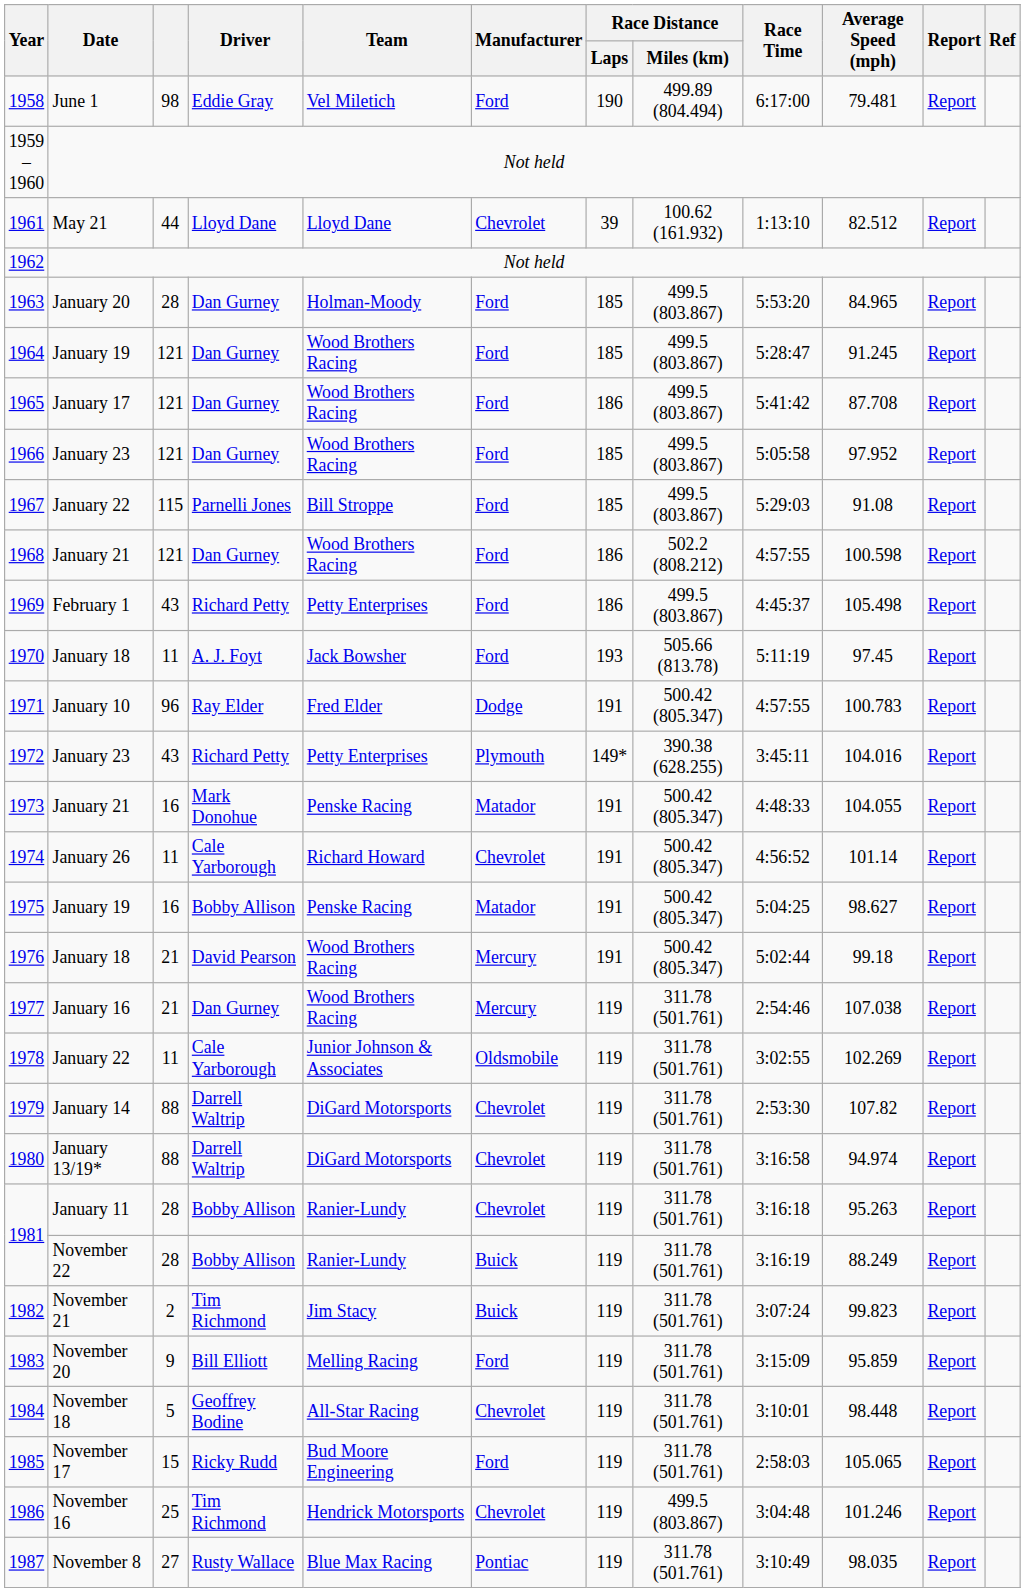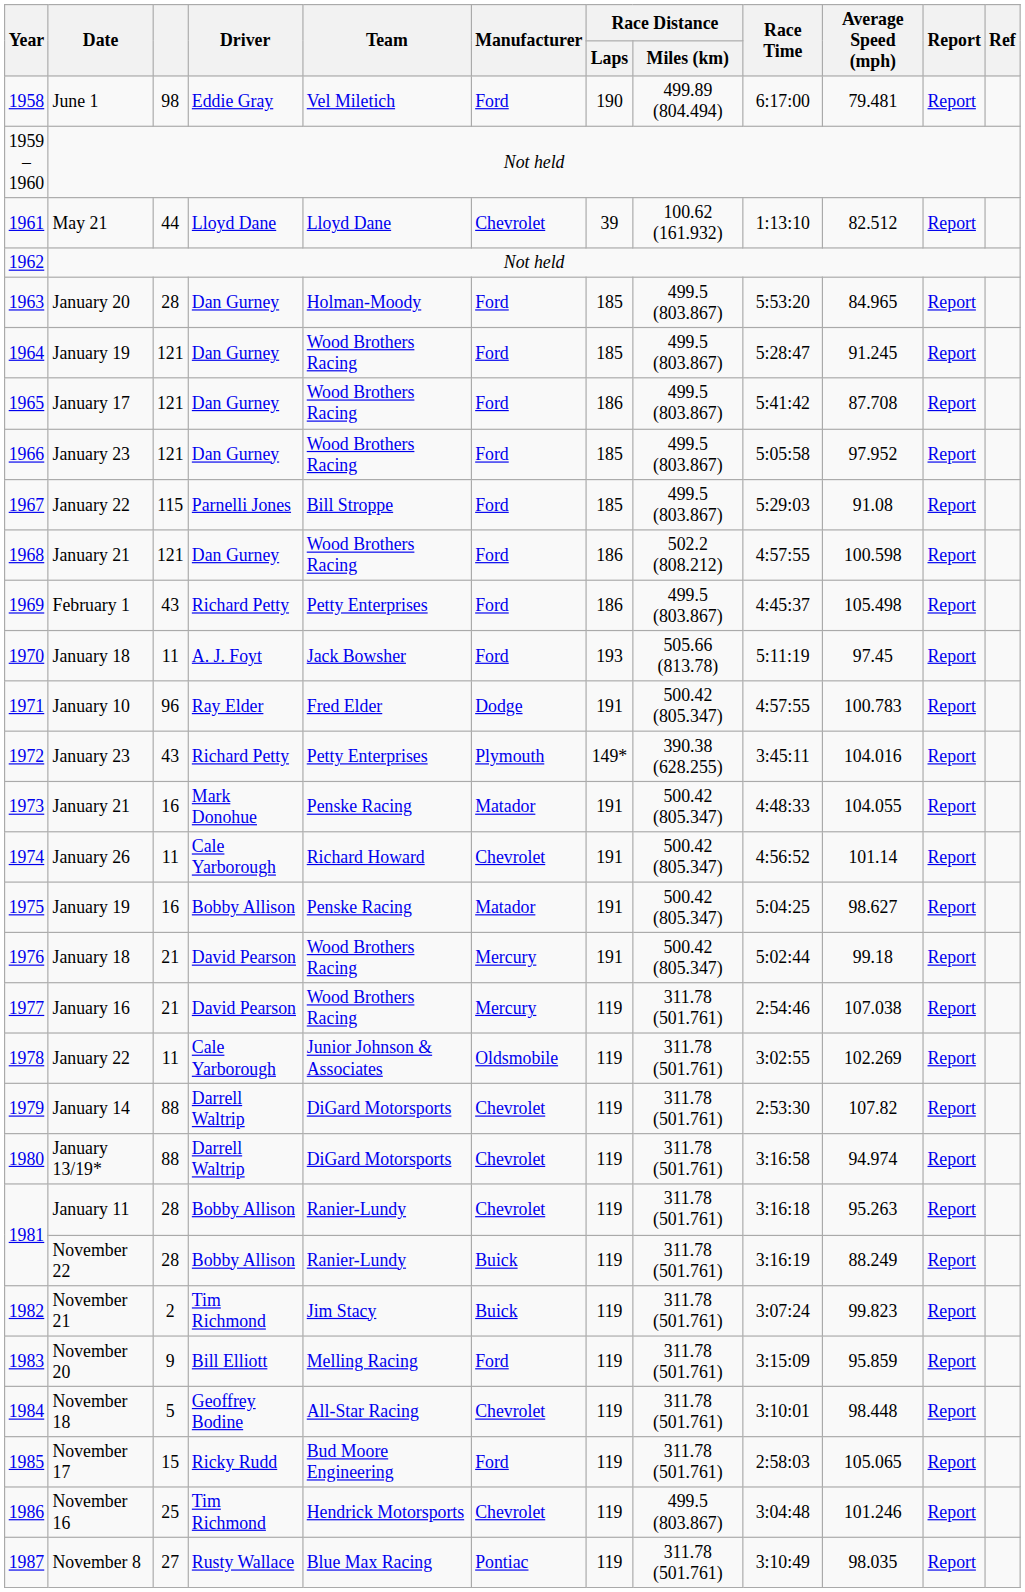(236, 1008) Dan Gurney -> (244, 1008) David Pearson
